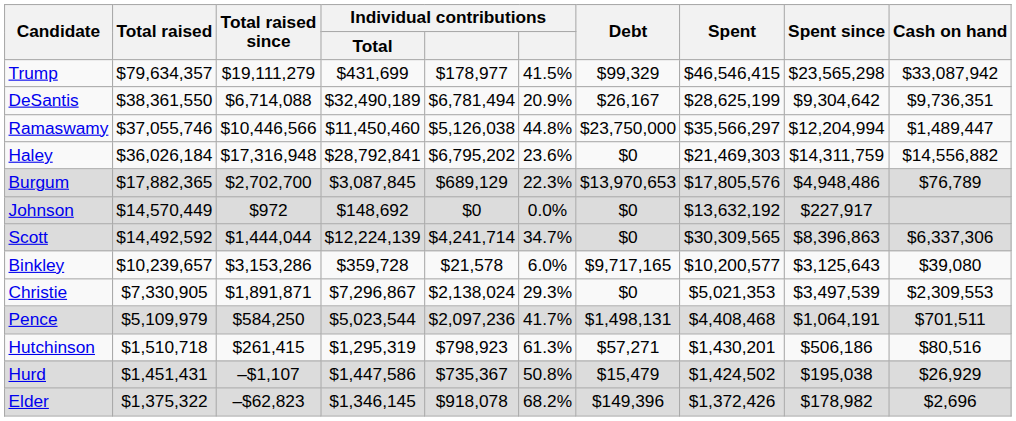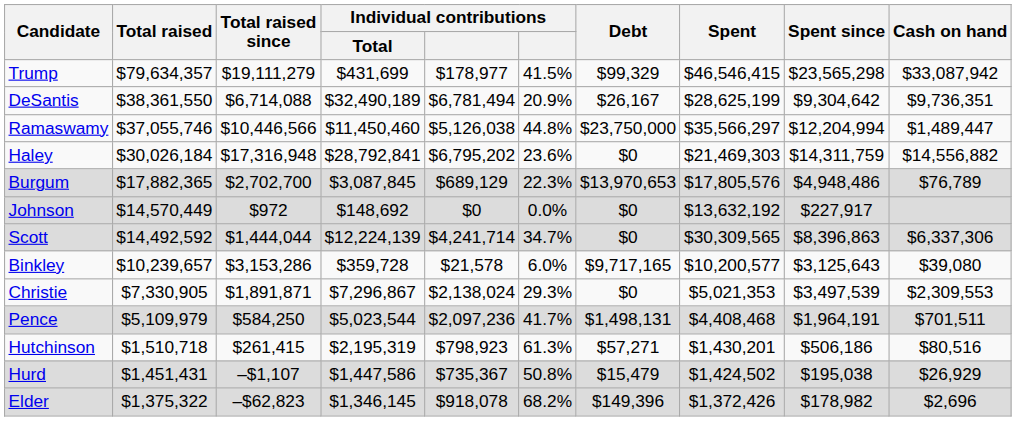(164, 155) $36,026,184 -> (164, 155) $30,026,184
(837, 319) $1,064,191 -> (837, 319) $1,964,191
(373, 347) $1,295,319 -> (373, 347) $2,195,319
